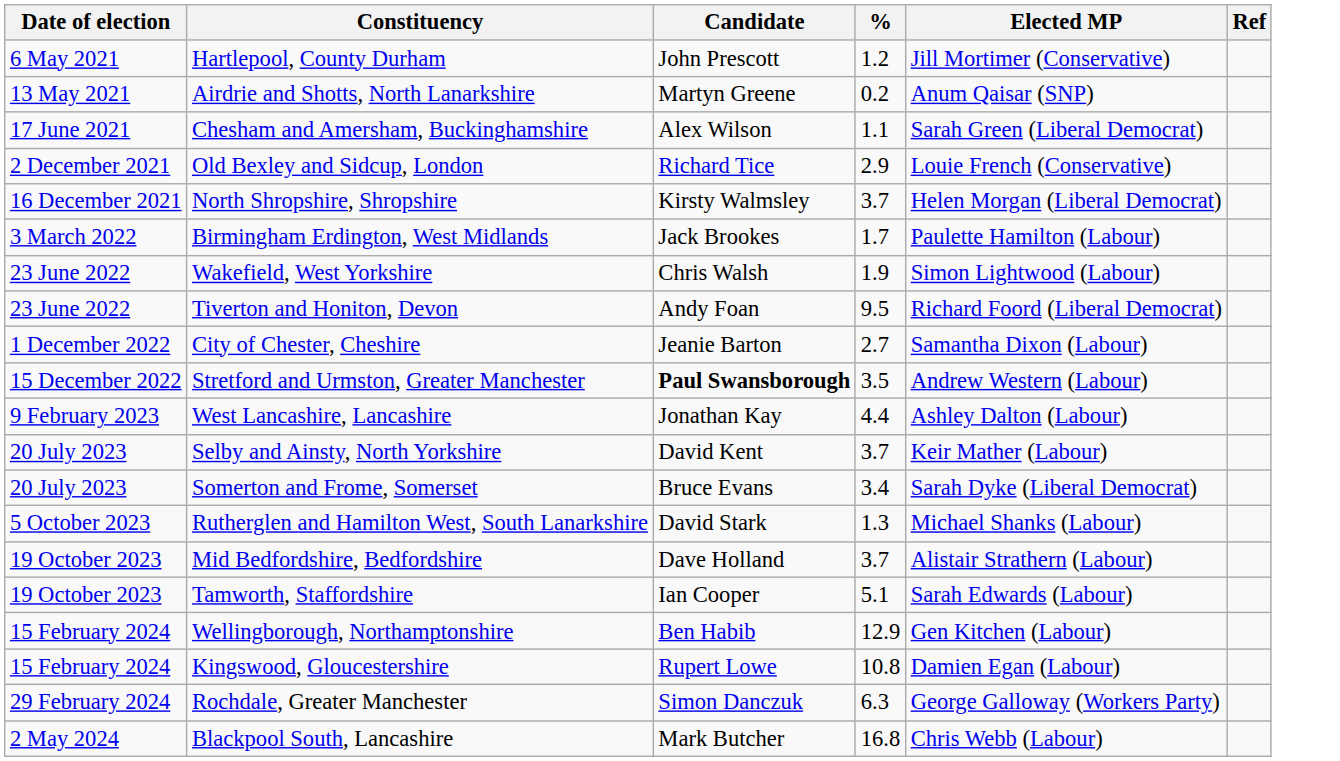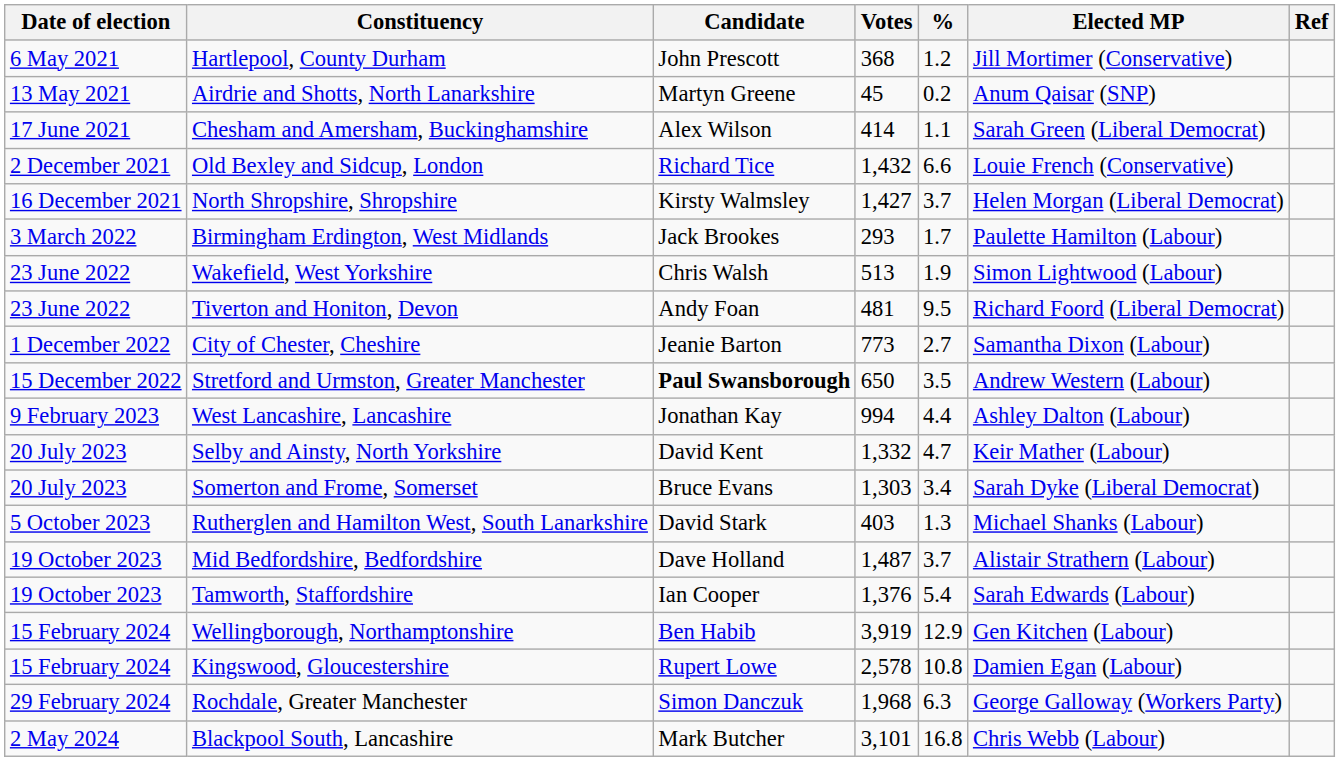+ column: (887, 22)
(875, 165) 2.9 -> (937, 165) 6.6
(875, 451) 3.7 -> (937, 451) 4.7
(875, 594) 5.1 -> (937, 594) 5.4
